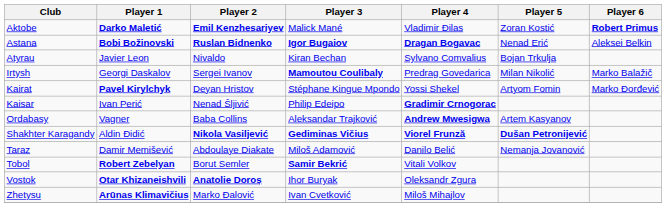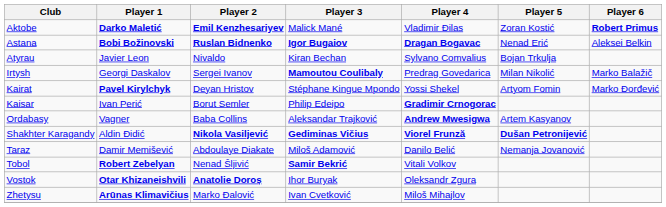(221, 104) Nenad Šljivić -> (221, 104) Borut Semler
(221, 165) Borut Semler -> (221, 165) Nenad Šljivić
